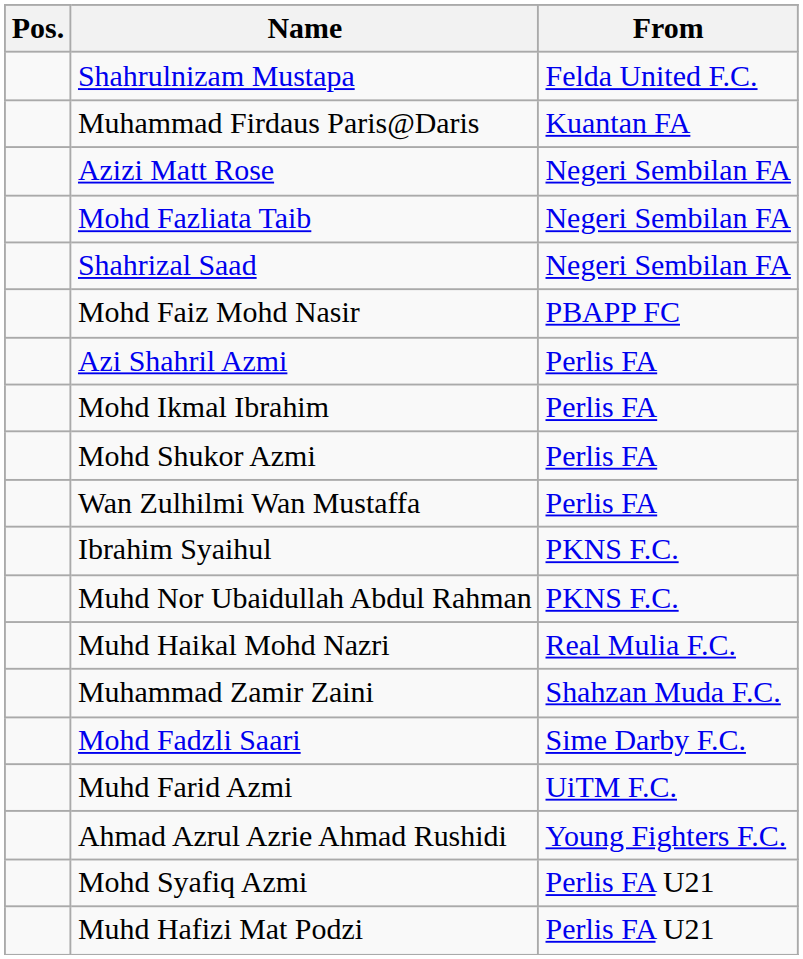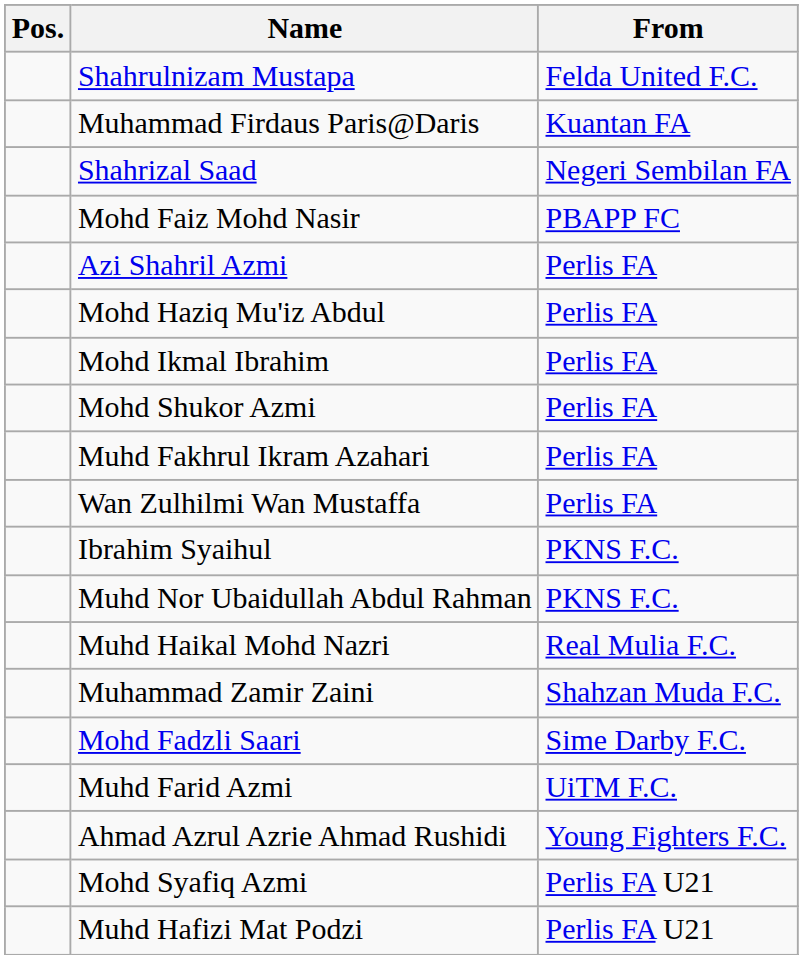- row: (176, 170)
- row: (195, 218)
+ row: (232, 312)
+ row: (254, 455)
